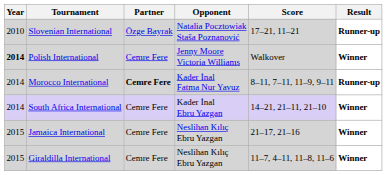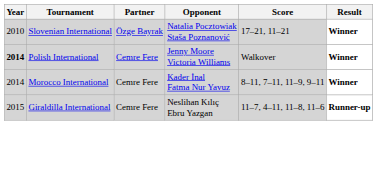(359, 32) Runner-up -> (343, 32) Winner
(148, 82) bold -> (137, 82) normal
(359, 82) Runner-up -> (343, 82) Winner
- row: (75, 108)
- row: (67, 133)
(353, 158) Winner -> (349, 108) Runner-up
